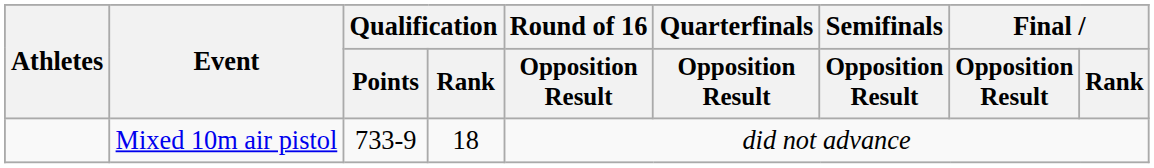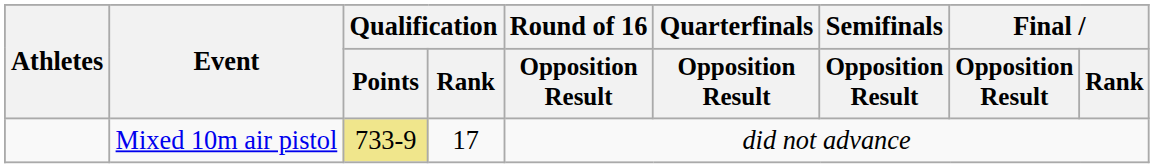(386, 140) no background -> (386, 140) khaki background
(466, 140) 18 -> (466, 140) 17
